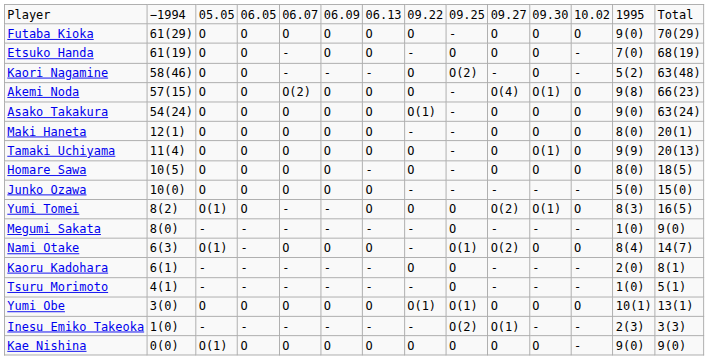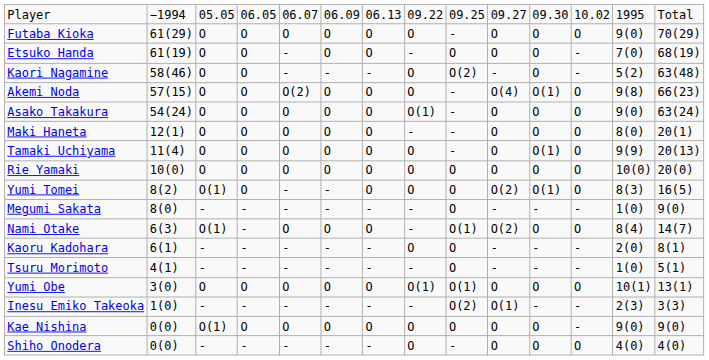- row: (47, 170)
+ row: (43, 170)
- row: (47, 190)
+ row: (54, 346)
